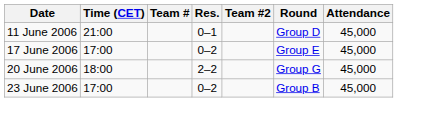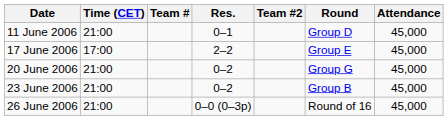(207, 50) 0–2 -> (223, 50) 2–2
(98, 69) 18:00 -> (98, 69) 21:00
(207, 69) 2–2 -> (223, 69) 0–2
(98, 87) 17:00 -> (98, 87) 21:00
+ row: (42, 106)
